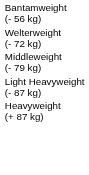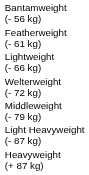+ row: (36, 38)
+ row: (30, 62)
